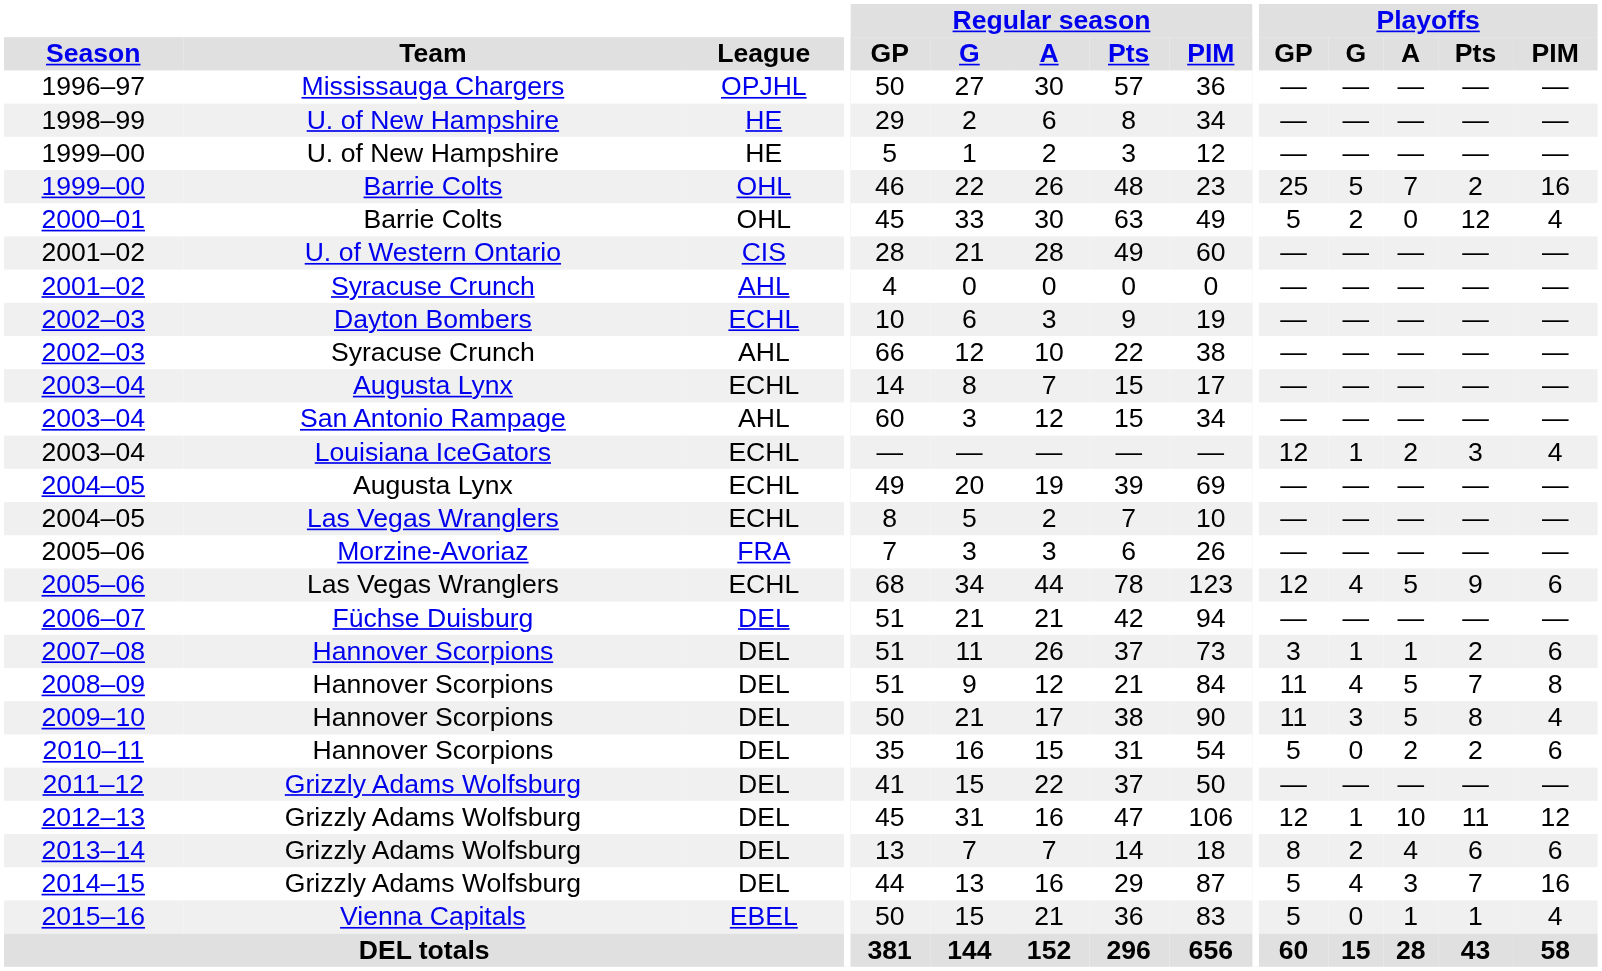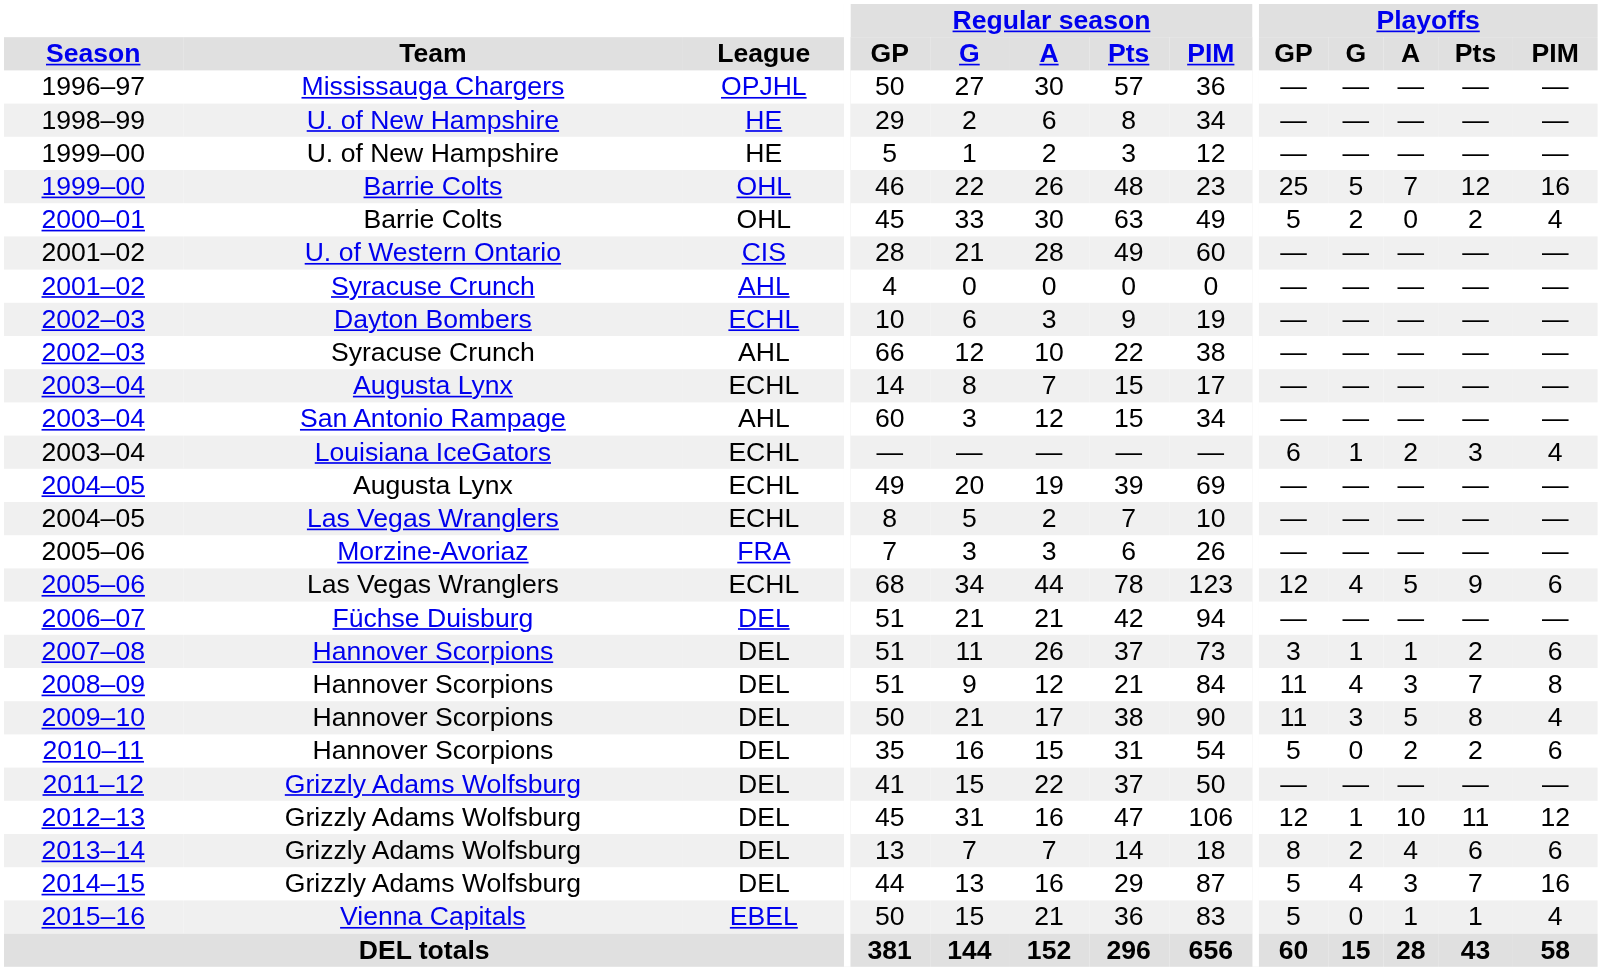(1476, 186) 2 -> (1476, 186) 12
(1476, 219) 12 -> (1476, 219) 2
(1293, 451) 12 -> (1293, 451) 6
(1411, 684) 5 -> (1411, 684) 3
